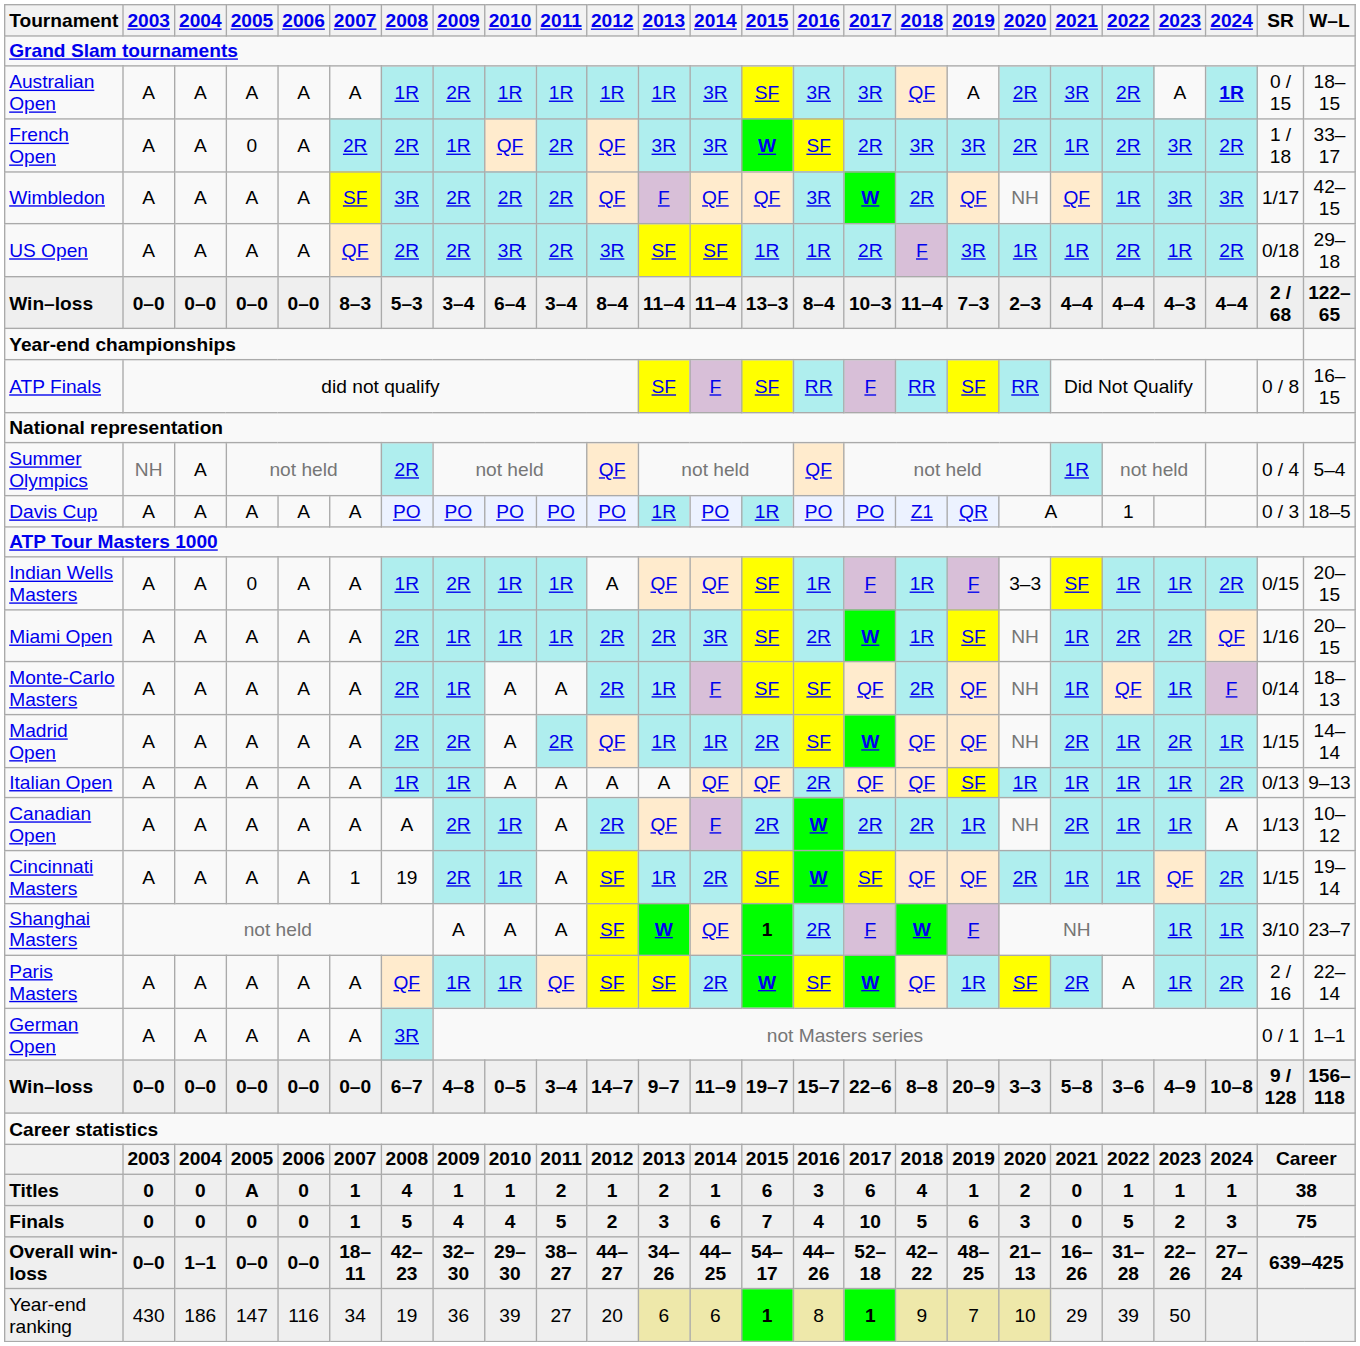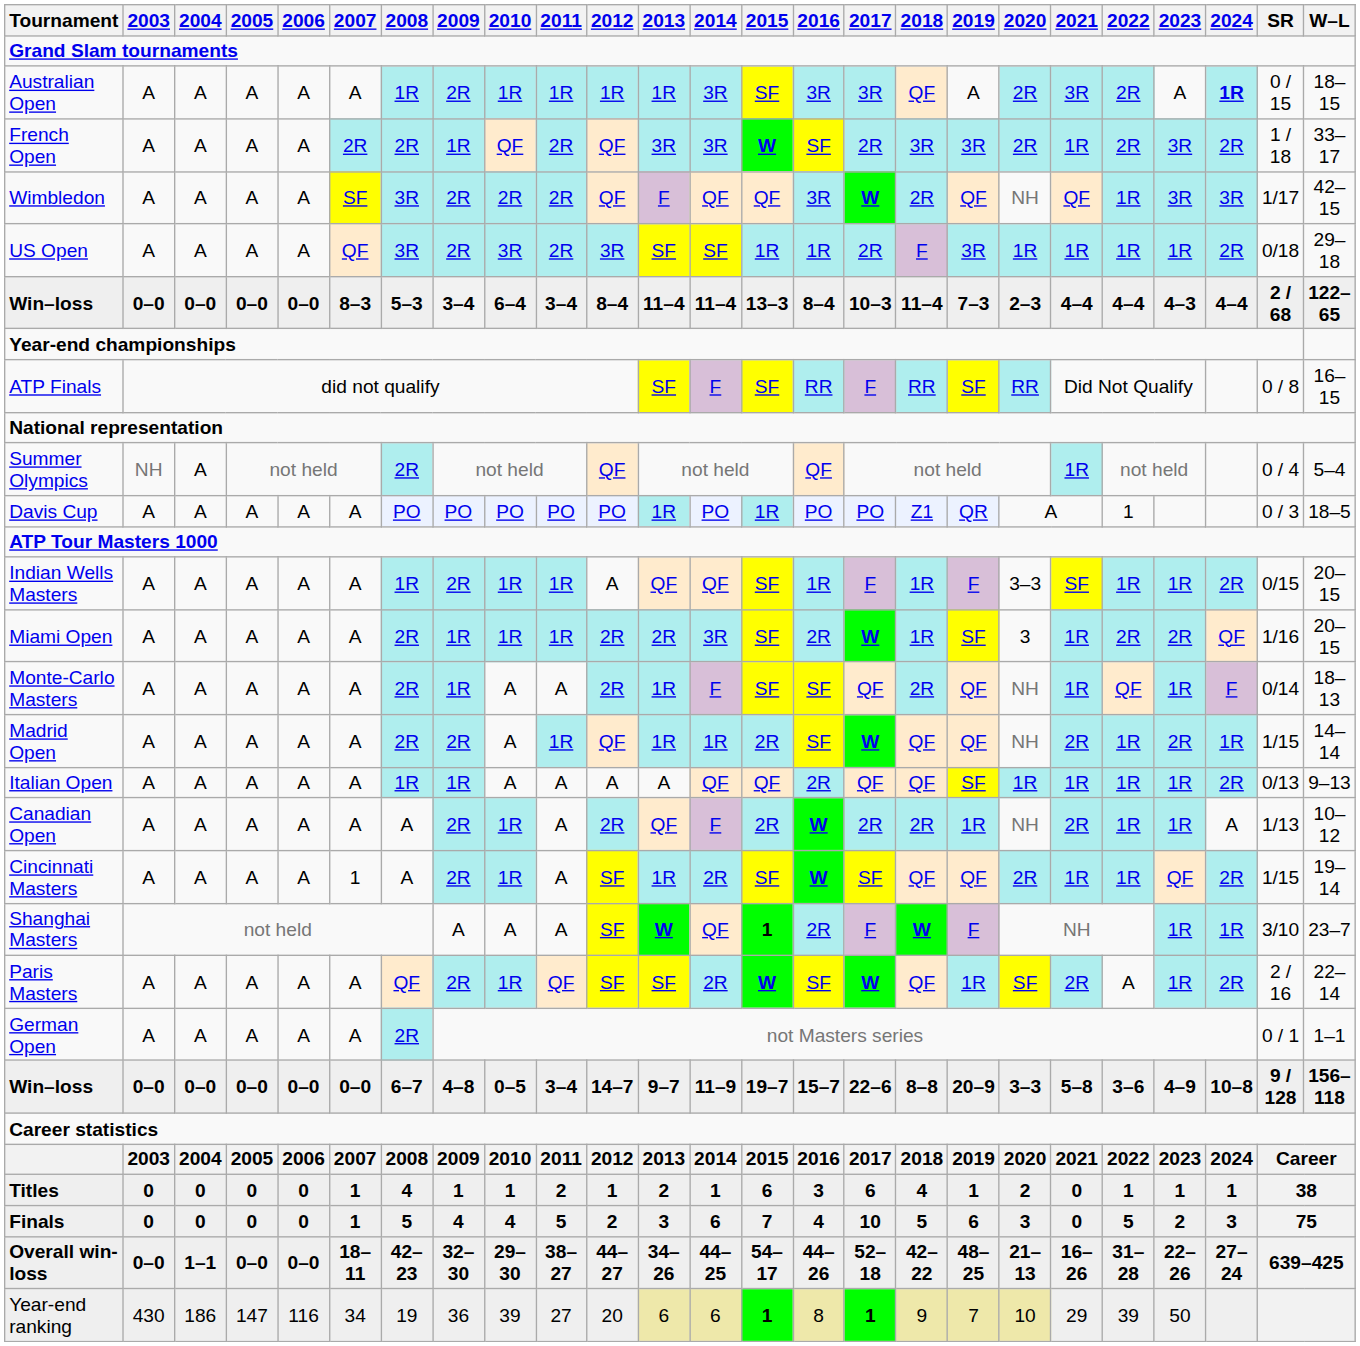(252, 145) 0 -> (252, 145) A
(407, 250) 2R -> (407, 250) 3R
(1128, 250) 2R -> (1128, 250) 1R
(252, 583) 0 -> (252, 583) A
(1025, 636) NH -> (1025, 636) 3
(561, 741) 2R -> (561, 741) 1R
(407, 877) 19 -> (407, 877) A
(458, 982) 1R -> (458, 982) 2R
(407, 1034) 3R -> (407, 1034) 2R
(252, 1190) A -> (252, 1190) 0
